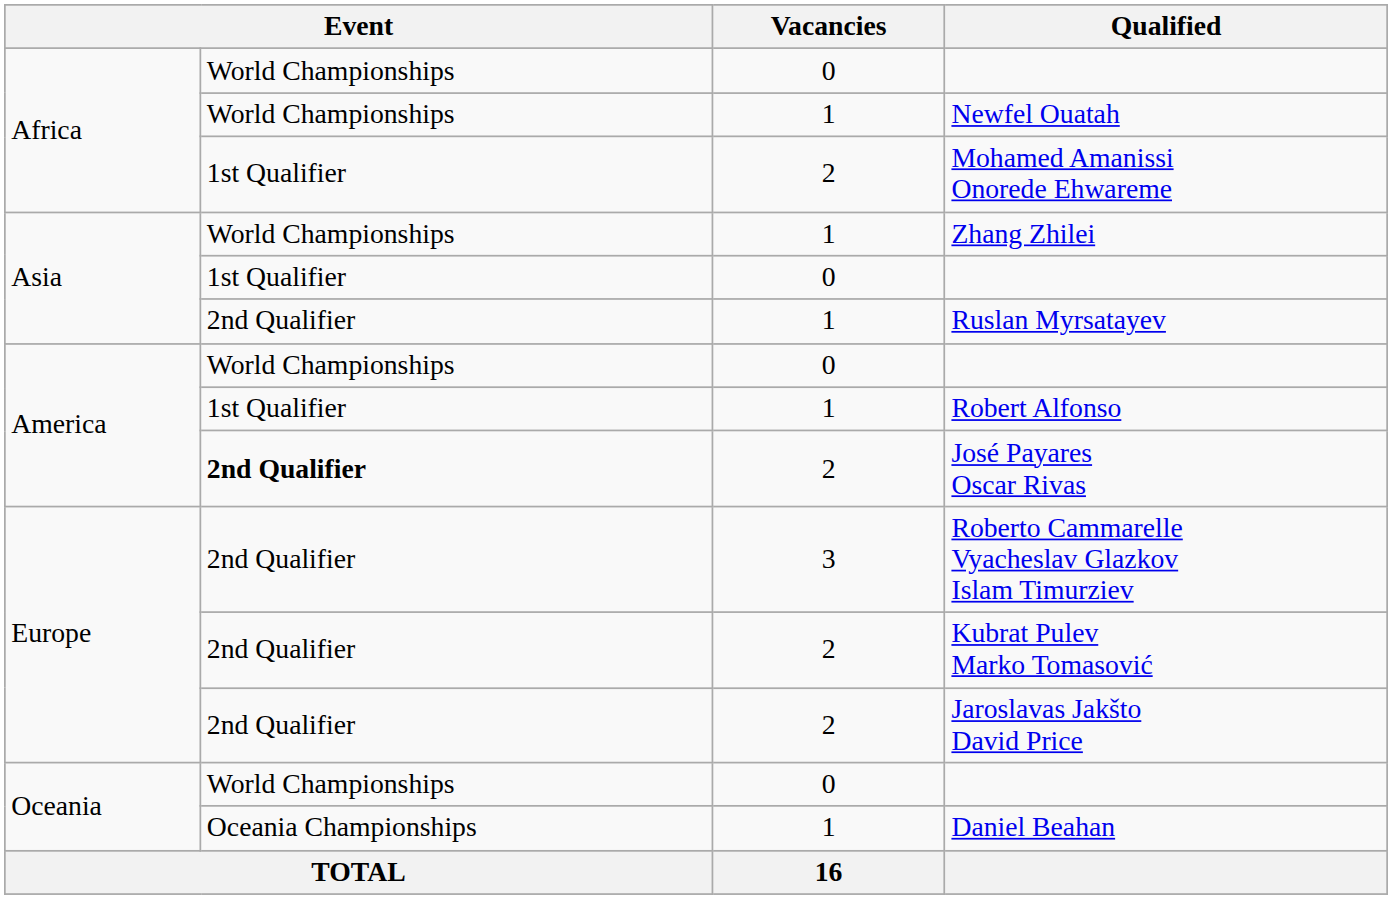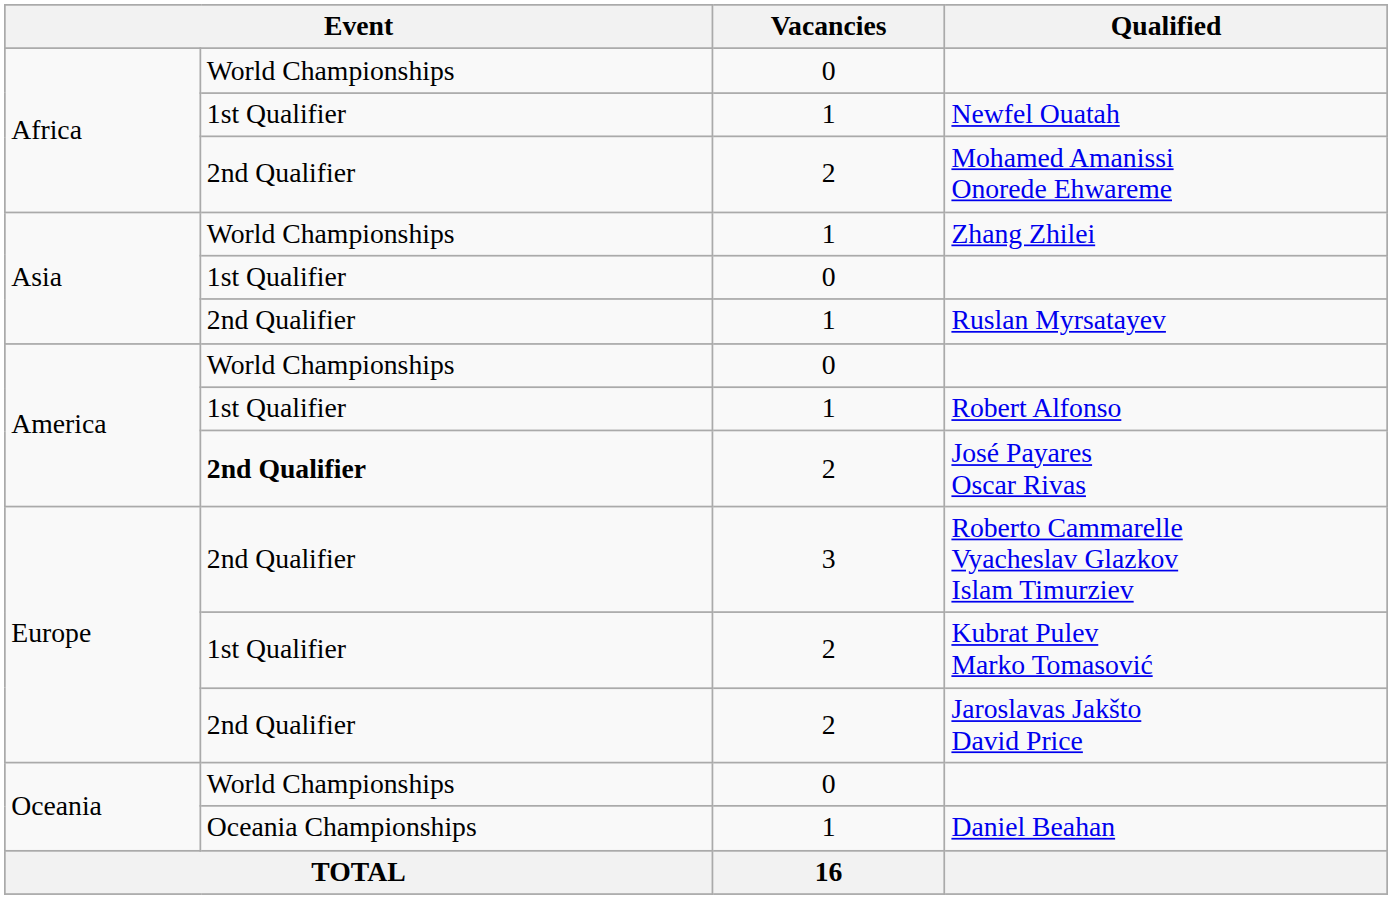(331, 114) World Championships -> (276, 114) 1st Qualifier
(276, 173) 1st Qualifier -> (281, 173) 2nd Qualifier
(281, 649) 2nd Qualifier -> (276, 649) 1st Qualifier
